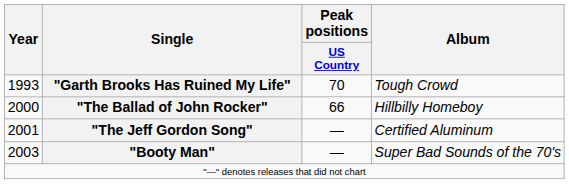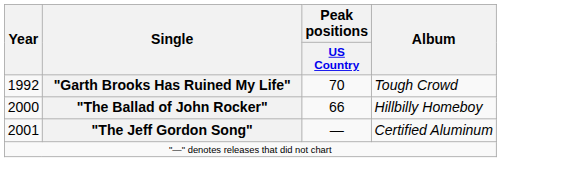(23, 85) 1993 -> (23, 85) 1992
- row: (172, 152)
